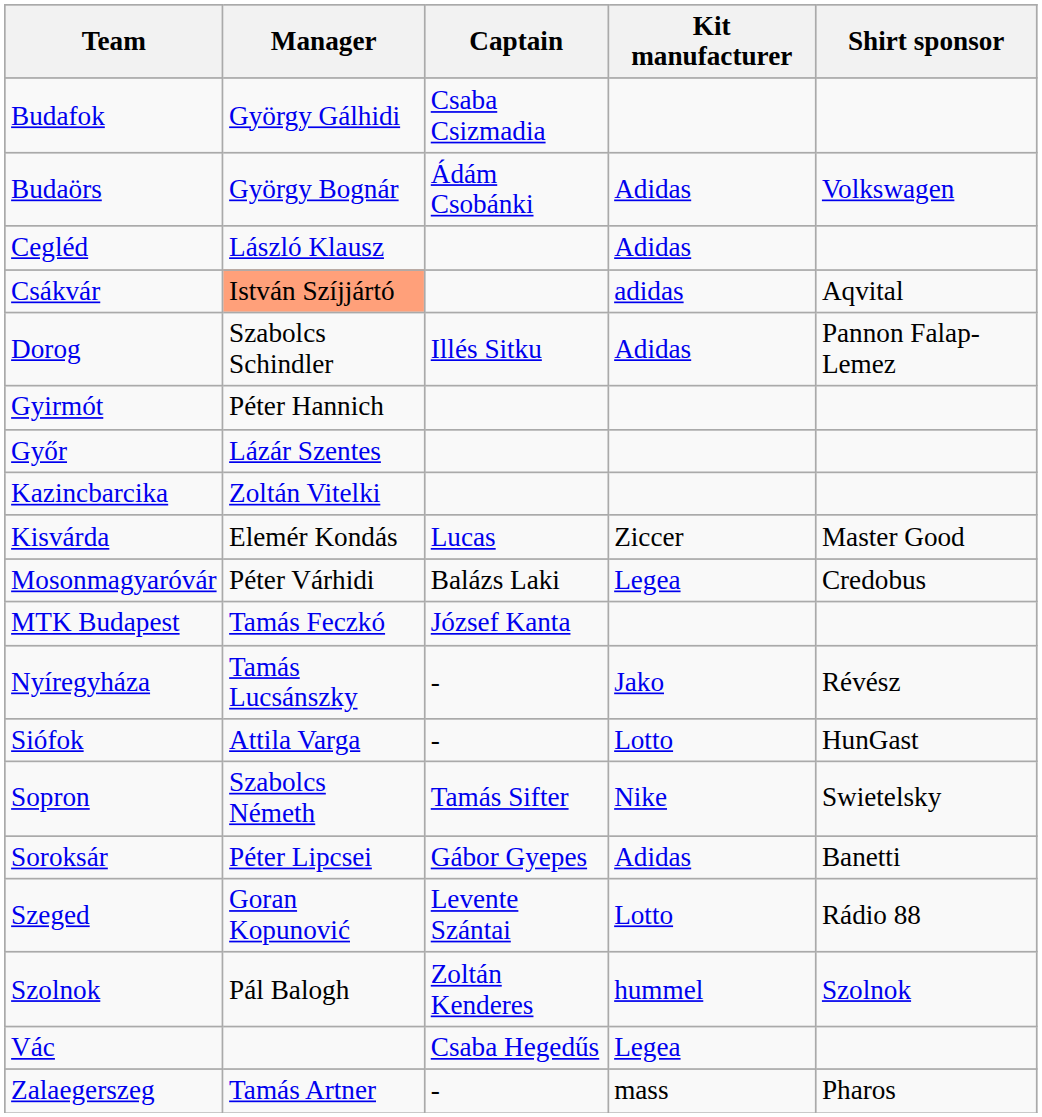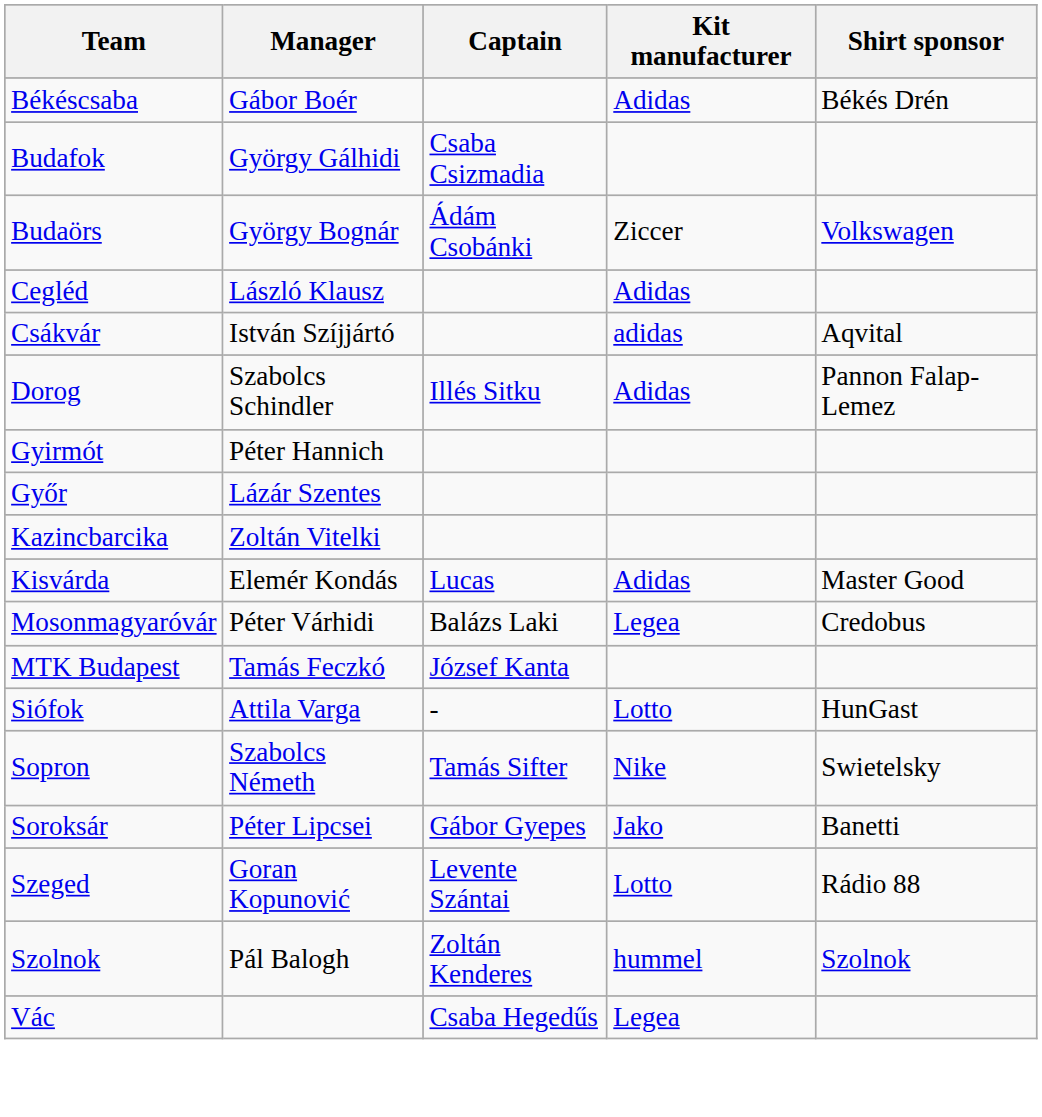+ row: (75, 99)
(653, 188) Adidas -> (648, 231) Ziccer
(312, 290) lightsalmon background -> (312, 333) no background
(649, 536) Ziccer -> (652, 579) Adidas
- row: (81, 681)
(653, 856) Adidas -> (638, 826) Jako
- row: (83, 1090)
